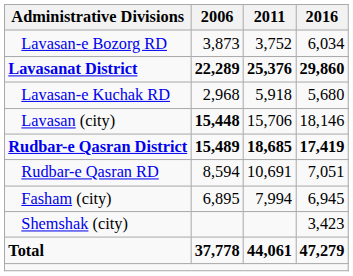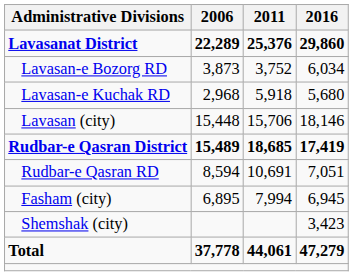rows swapped: (73, 69) <-> (94, 43)
(217, 120) bold -> (217, 120) normal
